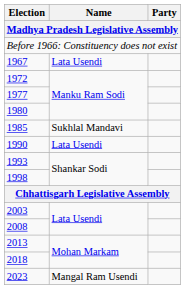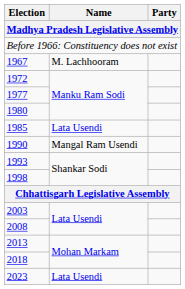(77, 62) Lata Usendi -> (85, 62) M. Lachhooram
(87, 128) Sukhlal Mandavi -> (77, 128) Lata Usendi
(77, 144) Lata Usendi -> (95, 144) Mangal Ram Usendi
(95, 276) Mangal Ram Usendi -> (77, 276) Lata Usendi
